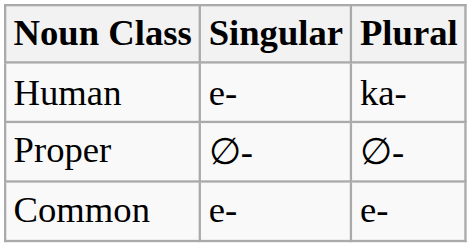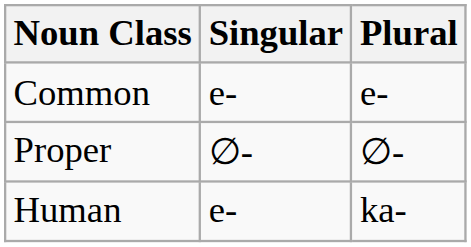rows swapped: (68, 91) <-> (82, 210)
